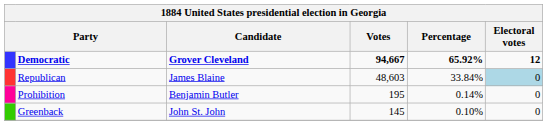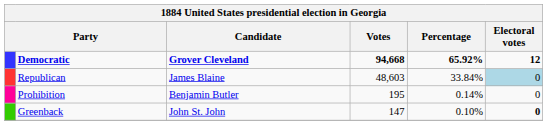(390, 60) 94,667 -> (390, 60) 94,668
(397, 112) 145 -> (397, 112) 147
(538, 112) normal -> (538, 112) bold
